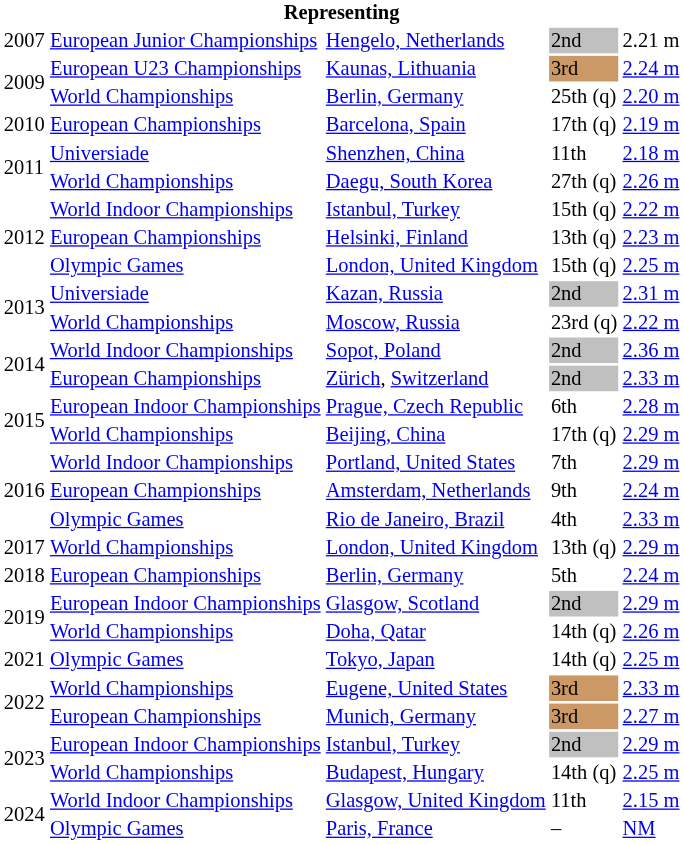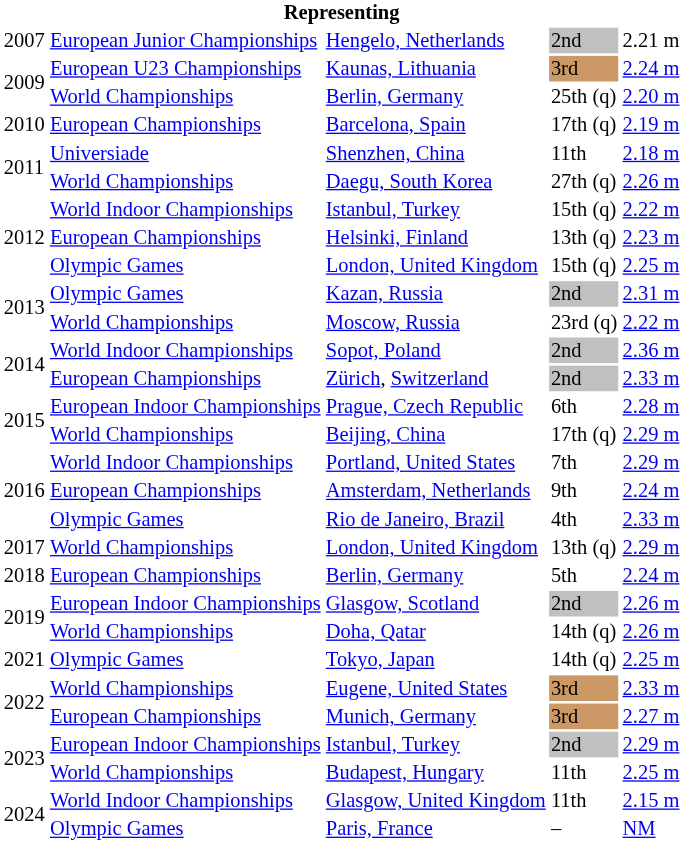(99, 293) Universiade -> (117, 293) Olympic Games
(651, 603) 2.29 m -> (651, 603) 2.26 m
(584, 772) 14th (q) -> (569, 772) 11th
